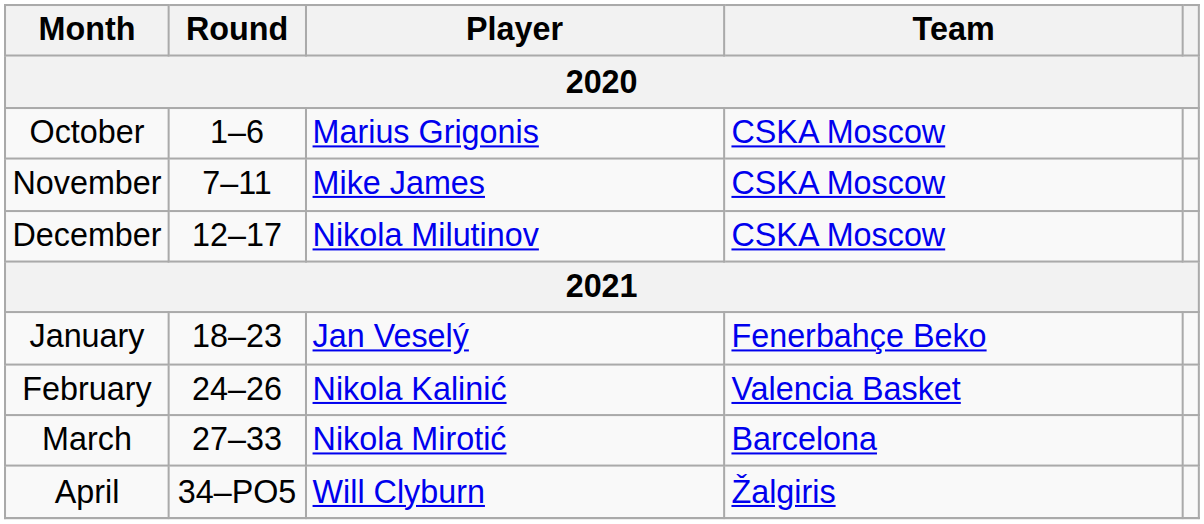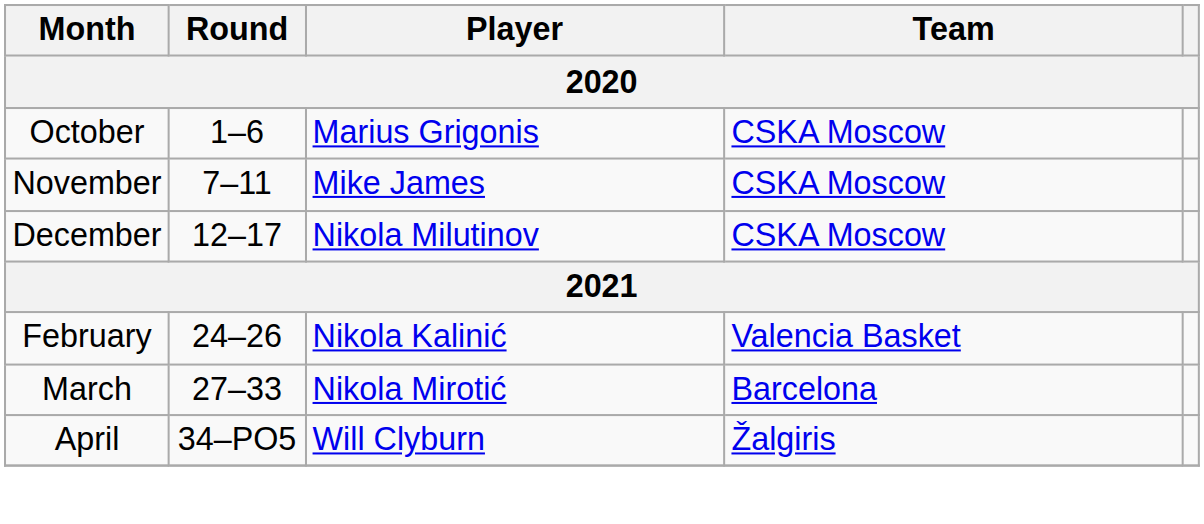- row: (87, 337)
